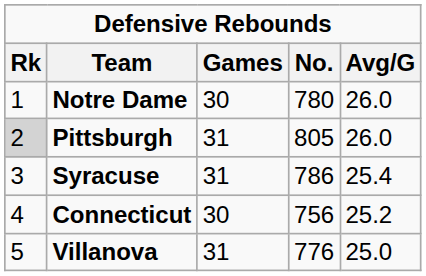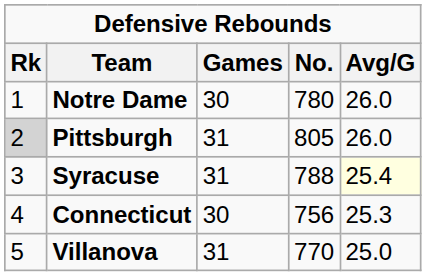(314, 176) 786 -> (314, 176) 788
(369, 176) no background -> (369, 176) lightyellow background
(369, 214) 25.2 -> (369, 214) 25.3
(314, 252) 776 -> (314, 252) 770
